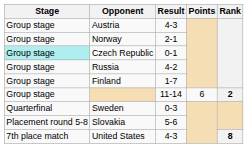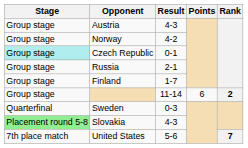(171, 39) 2-1 -> (171, 39) 4-2
(171, 67) 4-2 -> (171, 67) 2-1
(47, 123) no background -> (47, 123) lightgreen background
(171, 123) 5-6 -> (171, 123) 4-3
(171, 137) 4-3 -> (171, 137) 5-6
(230, 137) 8 -> (230, 137) 7
